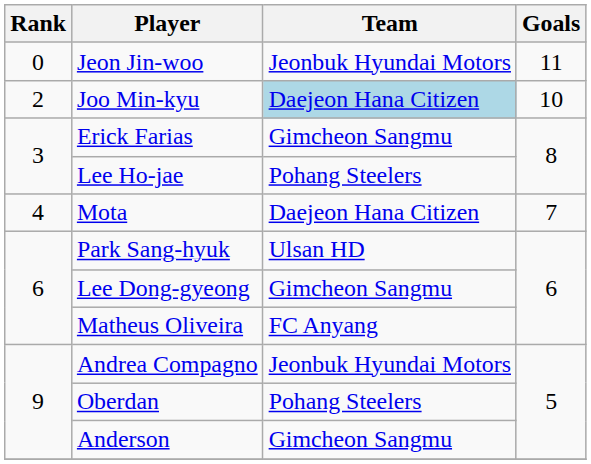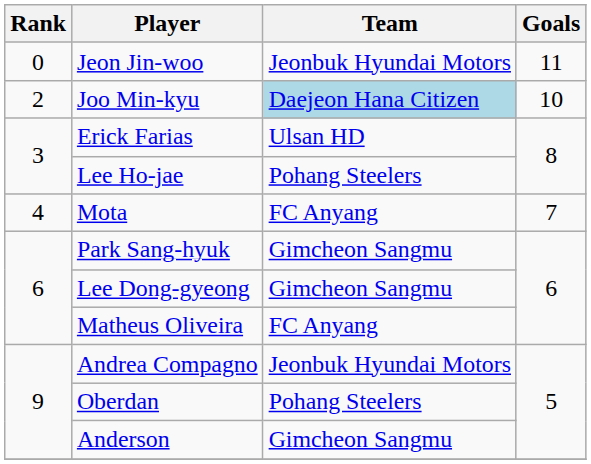(360, 136) Gimcheon Sangmu -> (317, 136) Ulsan HD
(374, 212) Daejeon Hana Citizen -> (323, 212) FC Anyang
(317, 250) Ulsan HD -> (360, 250) Gimcheon Sangmu
